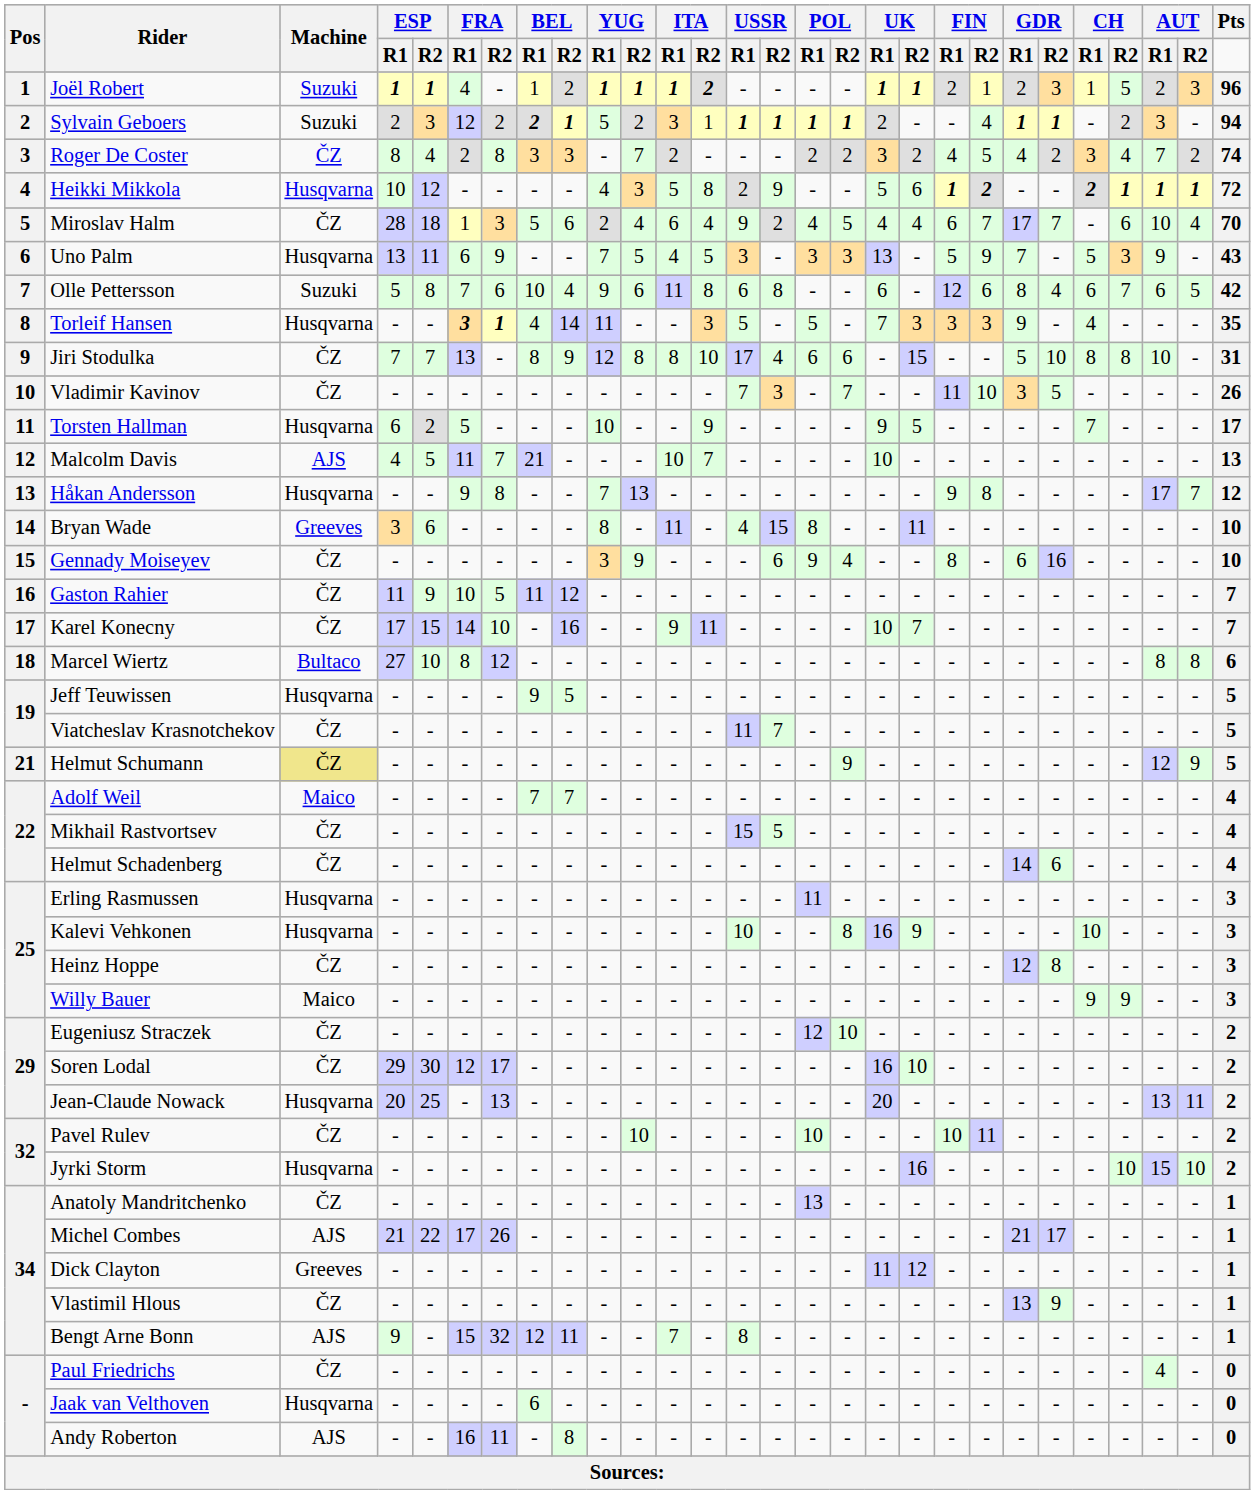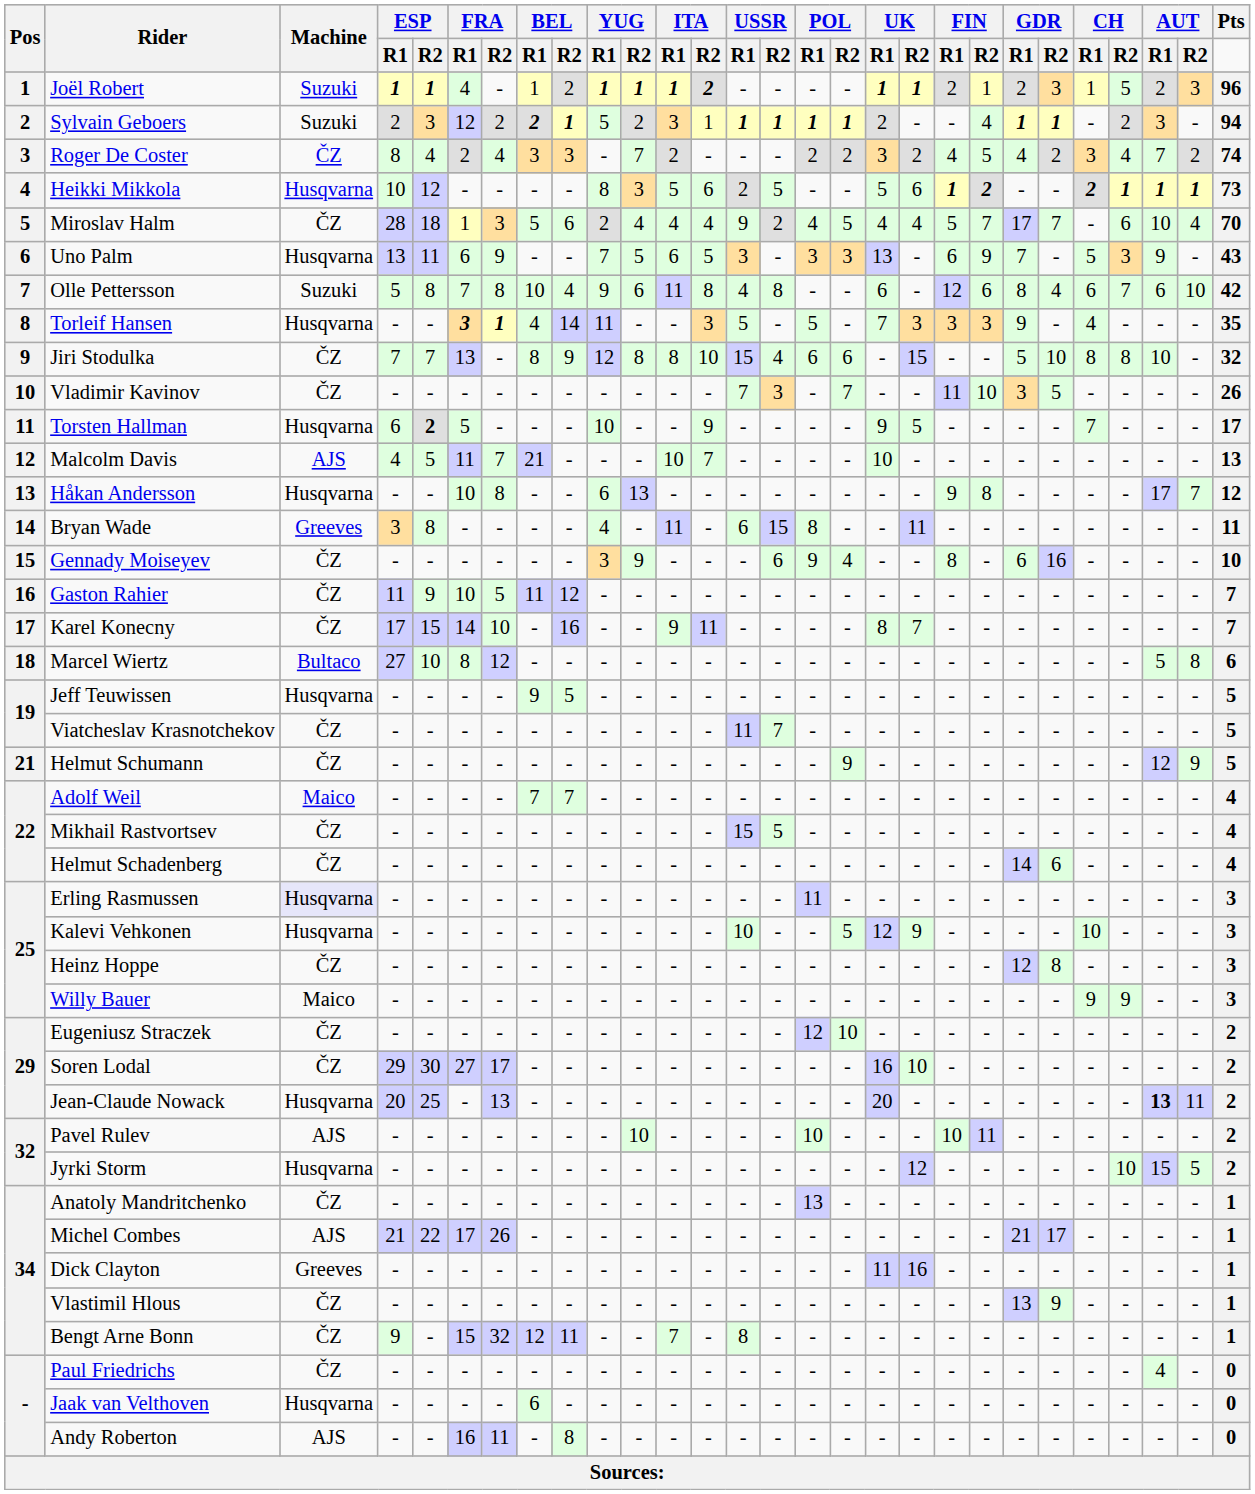(500, 156) 8 -> (500, 156) 4
(604, 189) 4 -> (604, 189) 8
(708, 189) 8 -> (708, 189) 6
(778, 189) 9 -> (778, 189) 5
(1231, 189) 72 -> (1231, 189) 73
(674, 223) 6 -> (674, 223) 4
(952, 223) 6 -> (952, 223) 5
(674, 257) 4 -> (674, 257) 6
(952, 257) 5 -> (952, 257) 6
(500, 291) 6 -> (500, 291) 8
(743, 291) 6 -> (743, 291) 4
(1195, 291) 5 -> (1195, 291) 10
(743, 358) 17 -> (743, 358) 15
(1231, 358) 31 -> (1231, 358) 32
(430, 426) normal -> (430, 426) bold
(465, 493) 9 -> (465, 493) 10
(604, 493) 7 -> (604, 493) 6
(430, 527) 6 -> (430, 527) 8
(604, 527) 8 -> (604, 527) 4
(743, 527) 4 -> (743, 527) 6
(1231, 527) 10 -> (1231, 527) 11
(882, 628) 10 -> (882, 628) 8
(1160, 662) 8 -> (1160, 662) 5
(329, 763) khaki background -> (329, 763) no background
(329, 898) no background -> (329, 898) lavender background
(847, 932) 8 -> (847, 932) 5
(882, 932) 16 -> (882, 932) 12
(465, 1067) 12 -> (465, 1067) 27
(1160, 1101) normal -> (1160, 1101) bold
(329, 1134) ČZ -> (329, 1134) AJS
(917, 1168) 16 -> (917, 1168) 12
(1195, 1168) 10 -> (1195, 1168) 5
(917, 1269) 12 -> (917, 1269) 16
(329, 1337) AJS -> (329, 1337) ČZ
